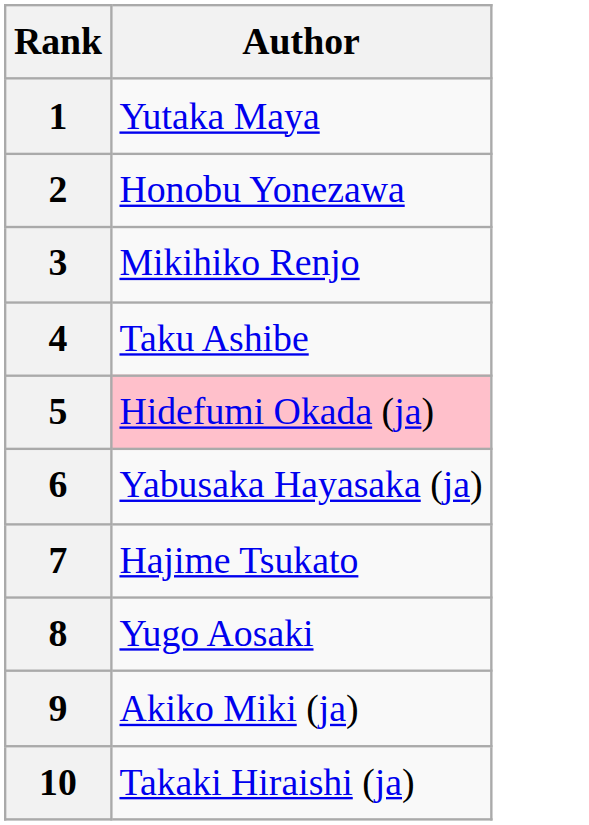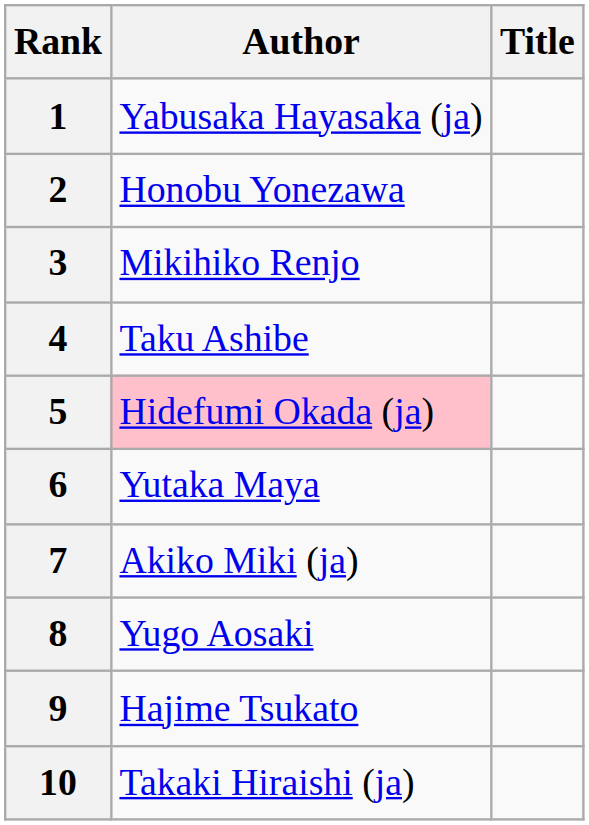+ column: (537, 41)
(220, 115) Yutaka Maya -> (301, 115) Yabusaka Hayasaka (ja)
(301, 485) Yabusaka Hayasaka (ja) -> (220, 485) Yutaka Maya
(239, 559) Hajime Tsukato -> (239, 559) Akiko Miki (ja)
(239, 707) Akiko Miki (ja) -> (239, 707) Hajime Tsukato
